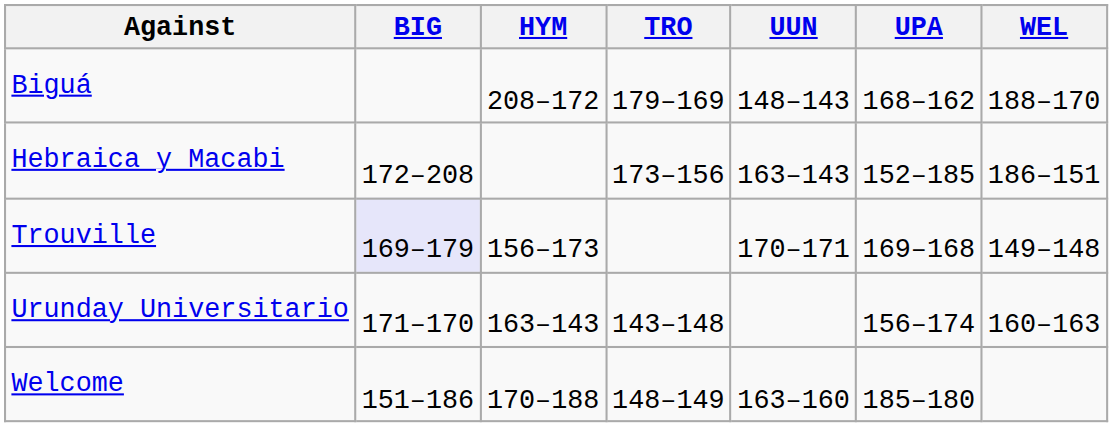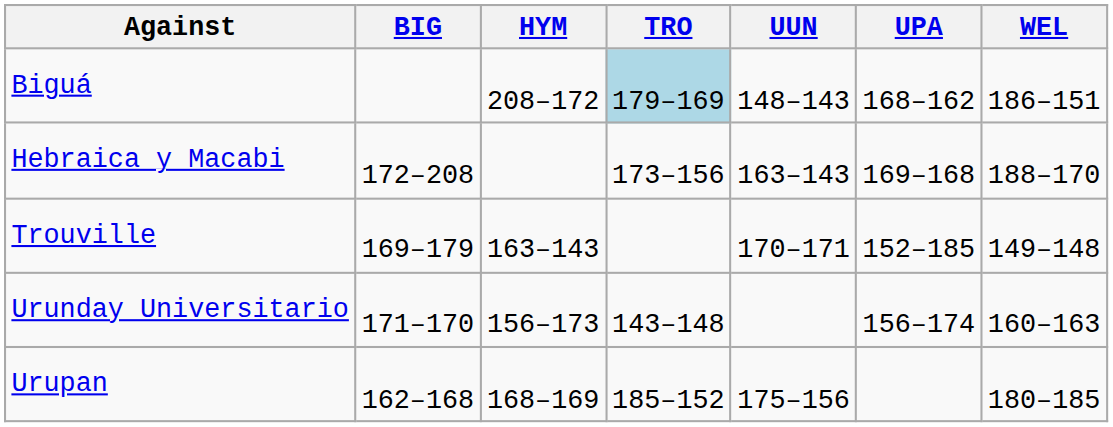(668, 101) no background -> (668, 101) lightblue background
(1044, 101) 188–170 -> (1044, 101) 186–151
(919, 176) 152–185 -> (919, 176) 169–168
(1044, 176) 186–151 -> (1044, 176) 188–170
(418, 250) lavender background -> (418, 250) no background
(543, 250) 156–173 -> (543, 250) 163–143
(919, 250) 169–168 -> (919, 250) 152–185
(543, 325) 163–143 -> (543, 325) 156–173
+ row: (60, 384)
- row: (68, 384)
